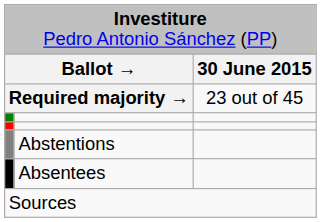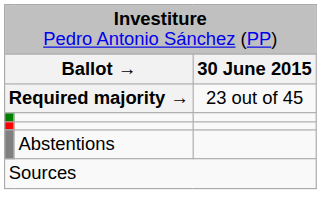- row: (9, 174)
